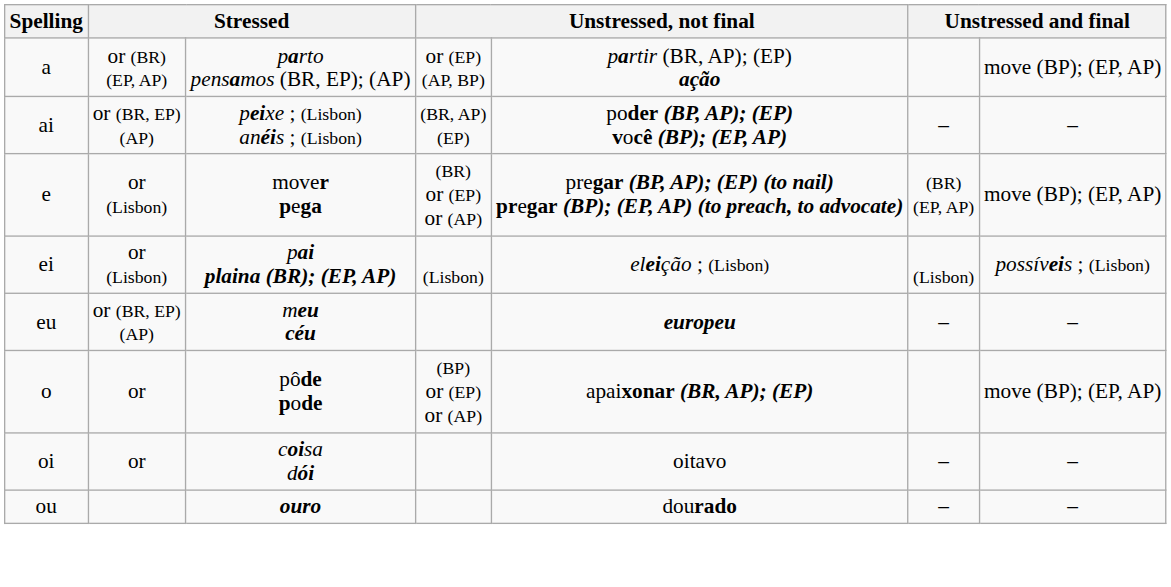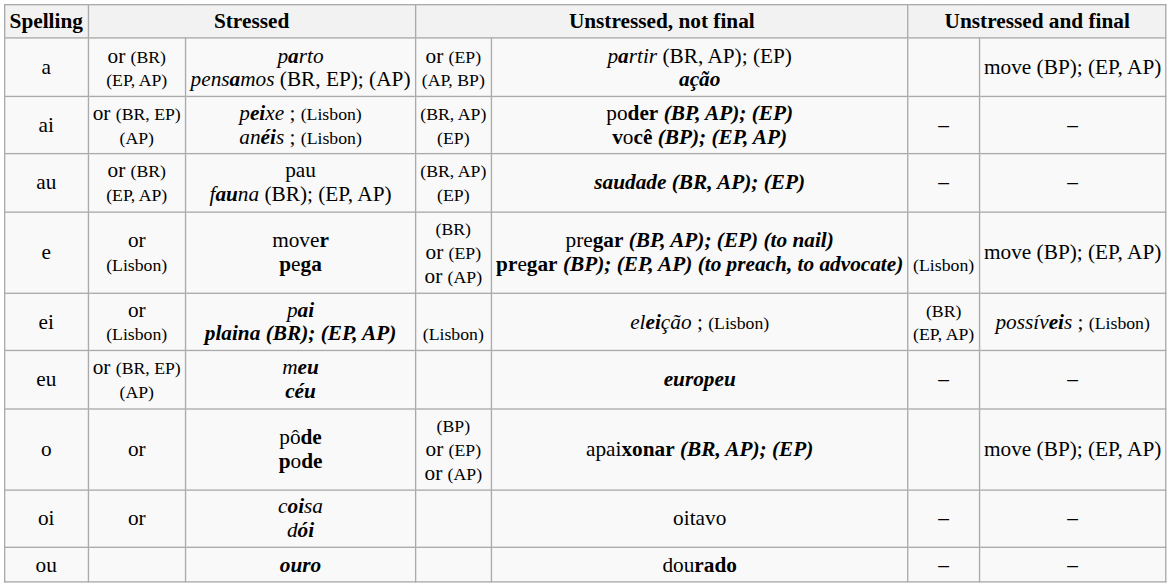+ row: (46, 182)
(944, 195) (BR) (EP, AP) -> (944, 265) (Lisbon)
(944, 277) (Lisbon) -> (944, 323) (BR) (EP, AP)
